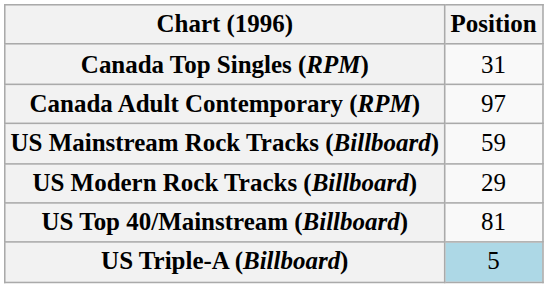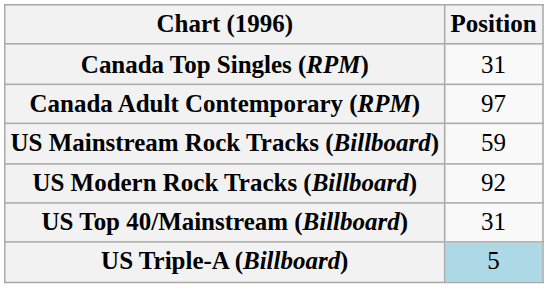(494, 182) 29 -> (494, 182) 92
(494, 222) 81 -> (494, 222) 31
